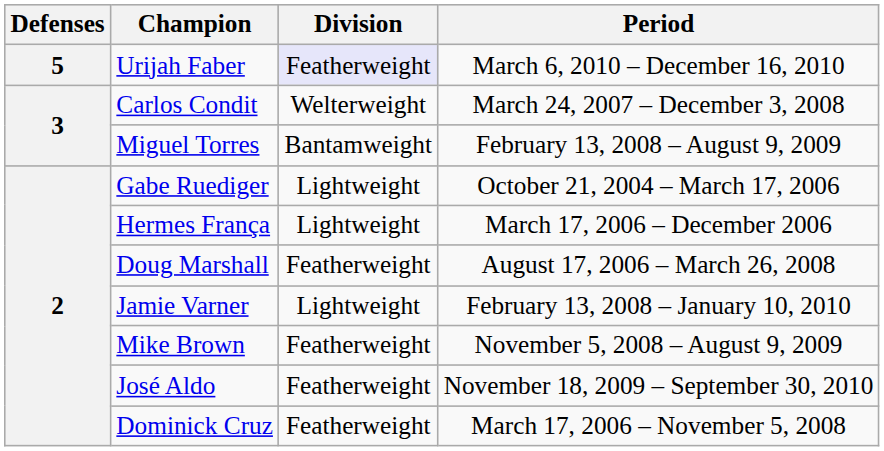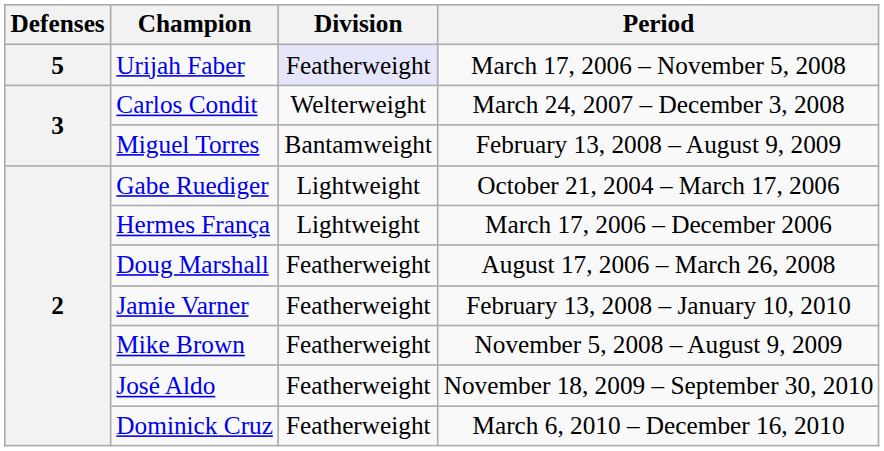(658, 64) March 6, 2010 – December 16, 2010 -> (659, 64) March 17, 2006 – November 5, 2008
(358, 305) Lightweight -> (358, 305) Featherweight
(659, 425) March 17, 2006 – November 5, 2008 -> (658, 425) March 6, 2010 – December 16, 2010
